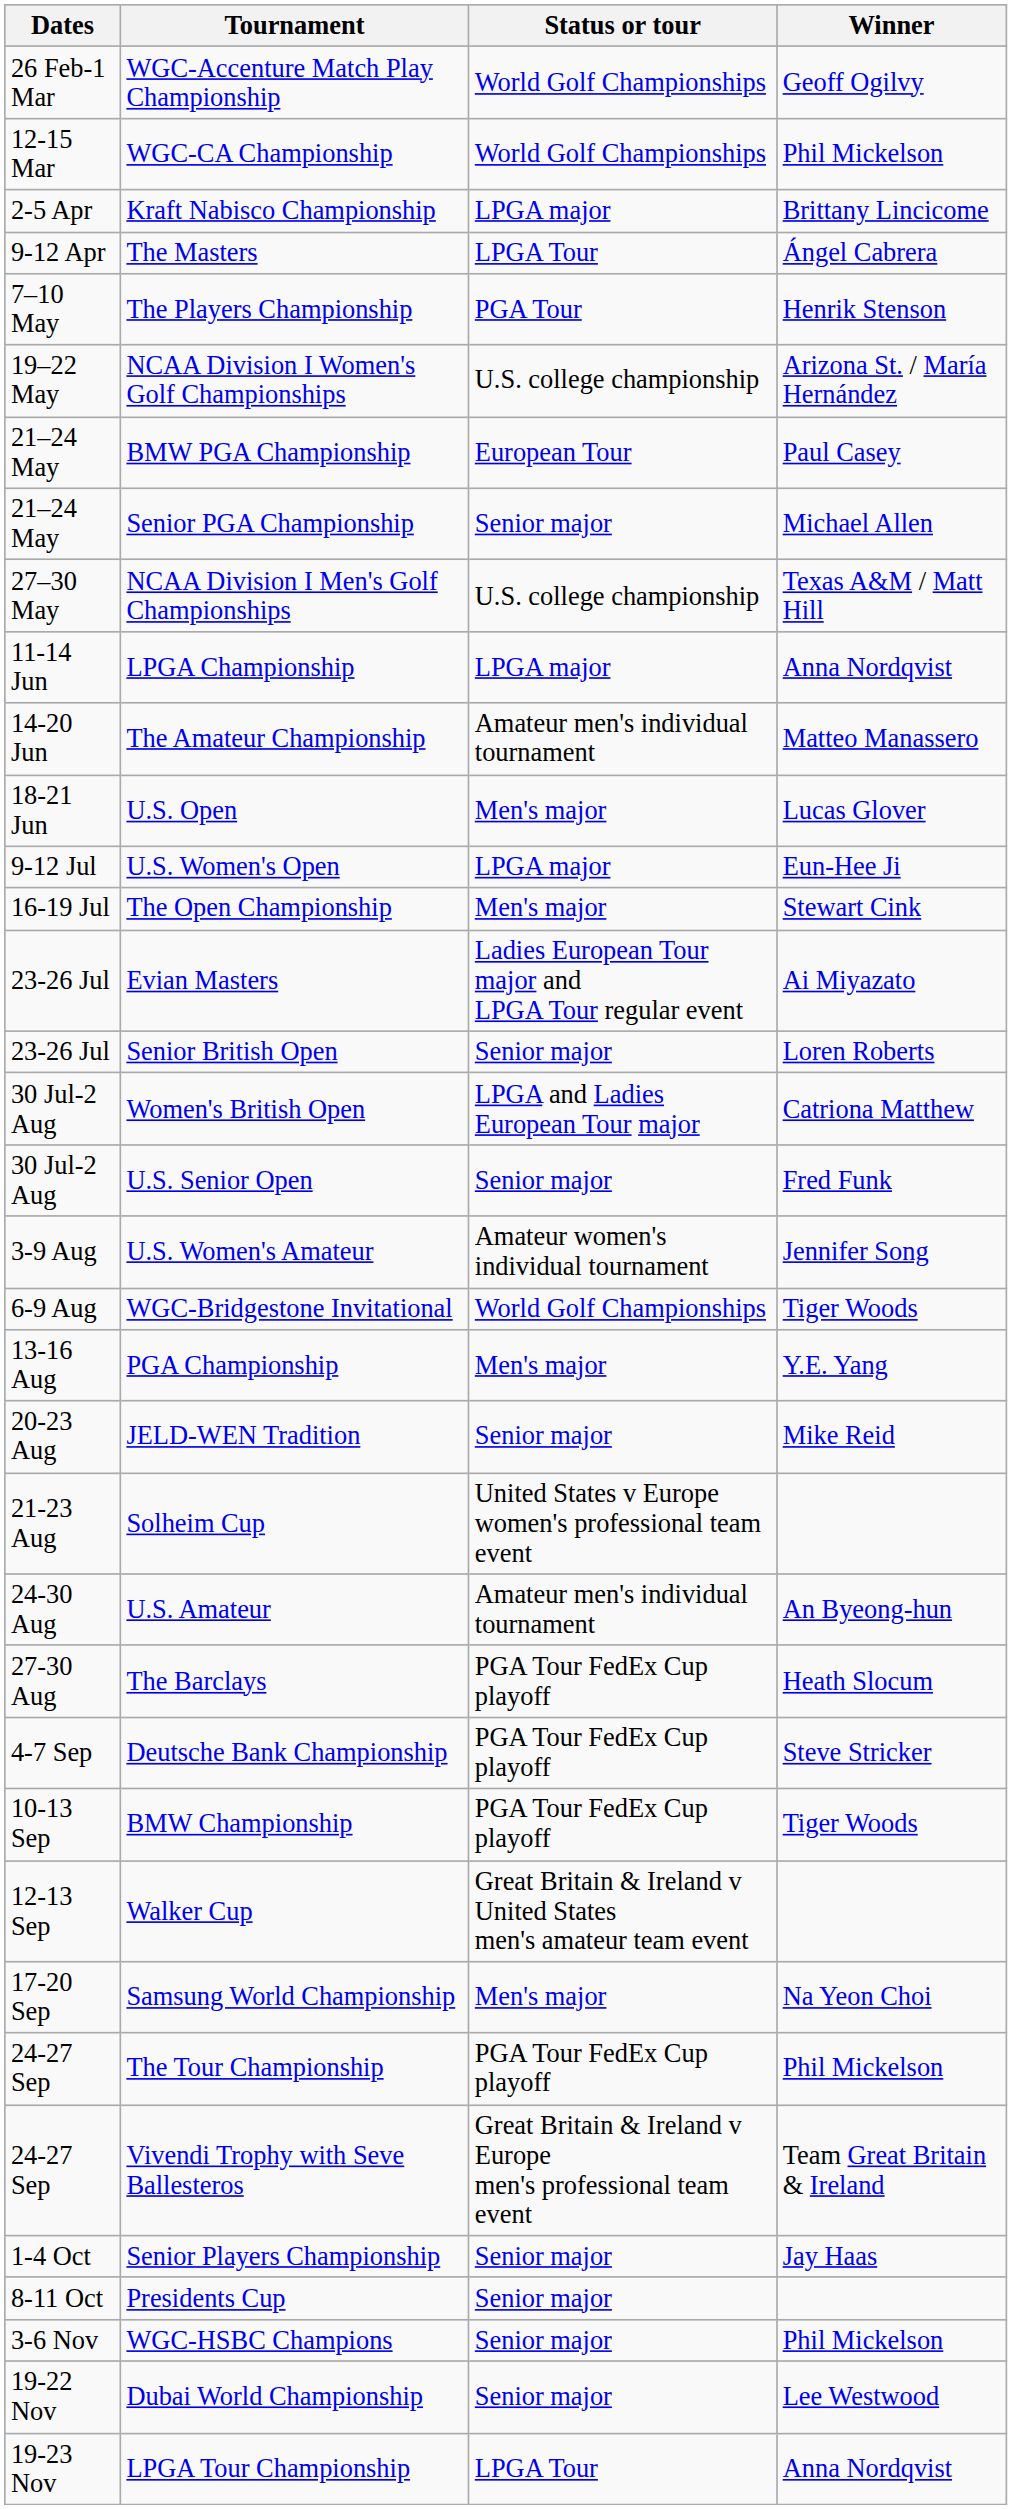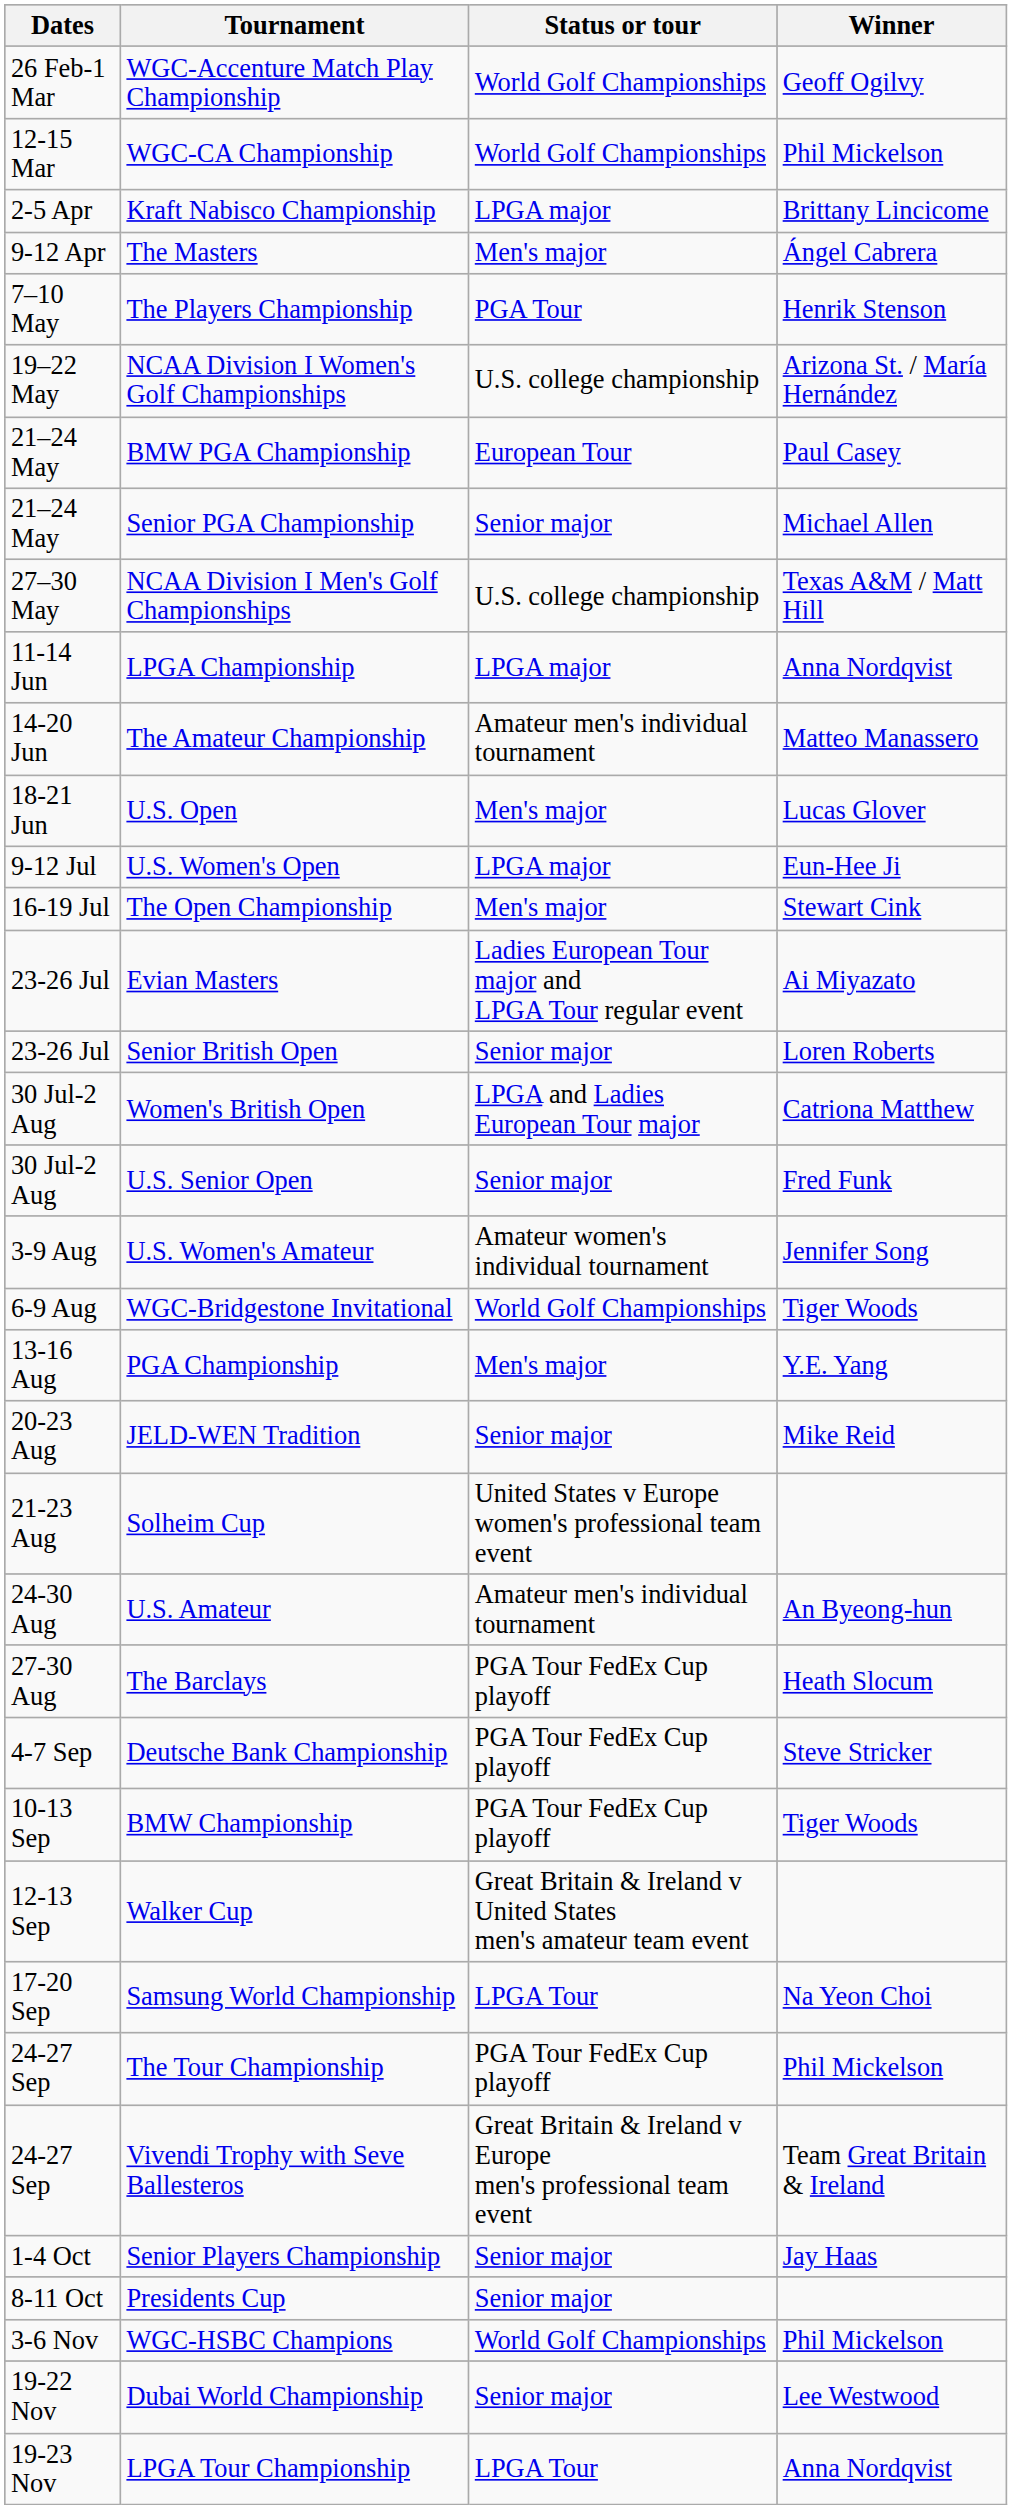(536, 252) LPGA Tour -> (541, 252) Men's major
(541, 1996) Men's major -> (536, 1996) LPGA Tour
(543, 2339) Senior major -> (620, 2339) World Golf Championships
